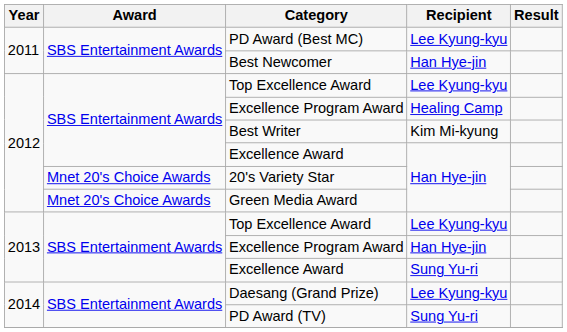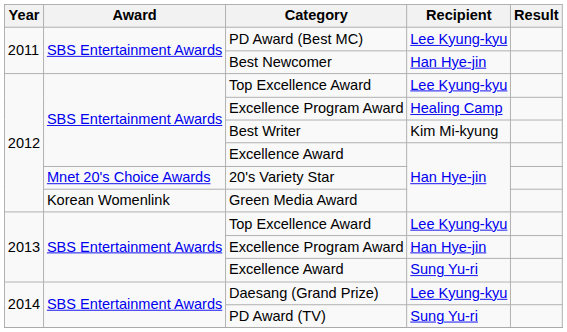(129, 200) Mnet 20's Choice Awards -> (108, 200) Korean Womenlink
